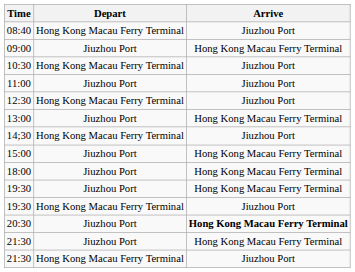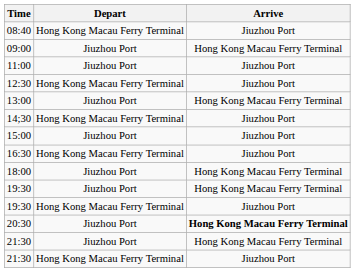- row: (19, 66)
(268, 153) Hong Kong Macau Ferry Terminal -> (268, 136) Jiuzhou Port
+ row: (19, 153)
